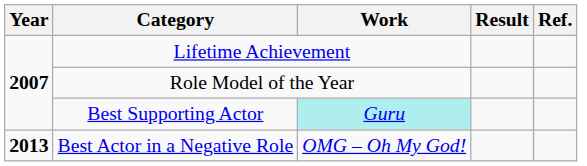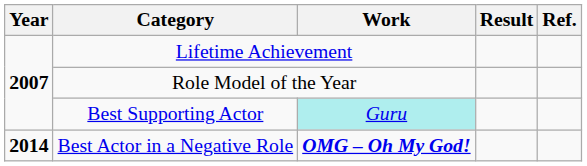(29, 144) 2013 -> (29, 144) 2014
(384, 144) normal -> (386, 144) bold
